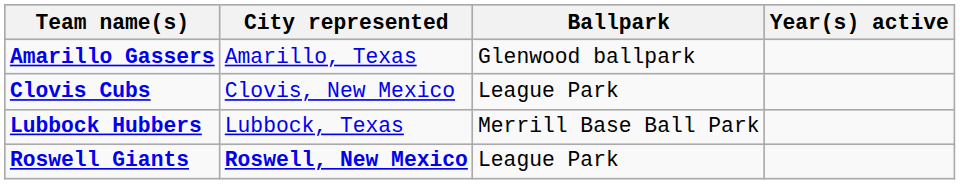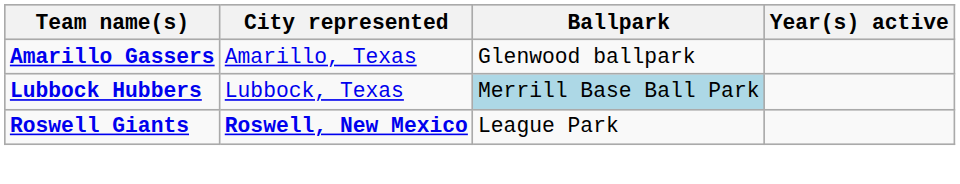- row: (80, 92)
(619, 126) no background -> (619, 92) lightblue background
